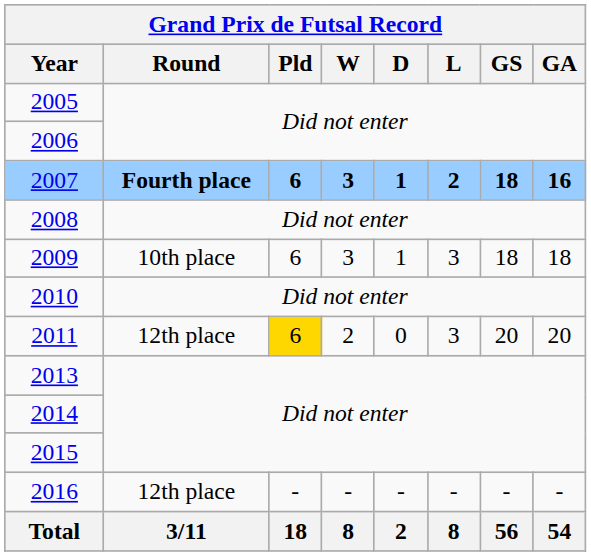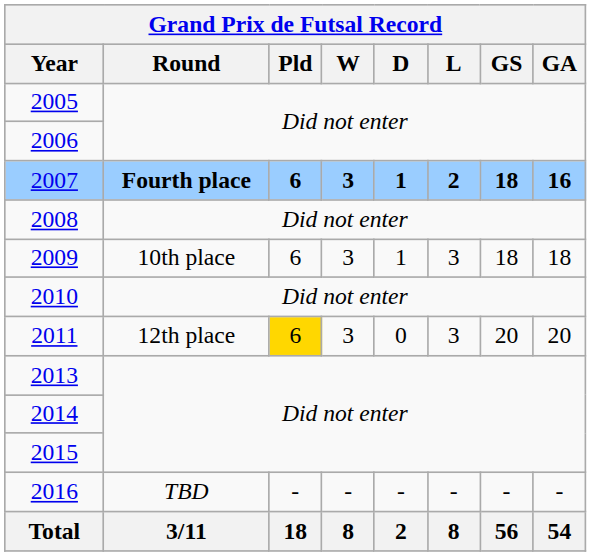(348, 335) 2 -> (348, 335) 3
(186, 491) 12th place -> (186, 491) TBD
